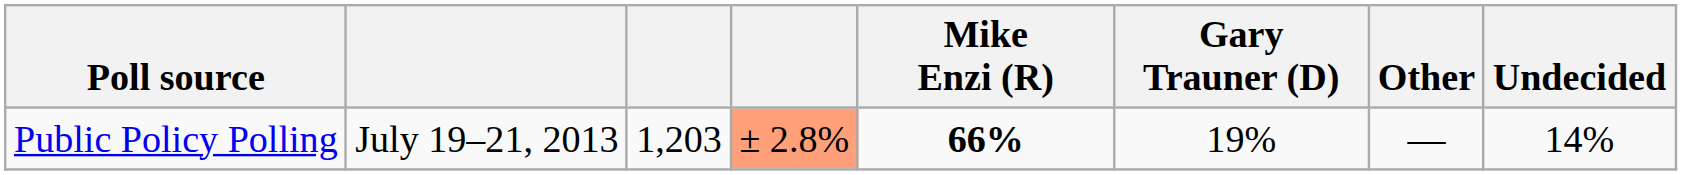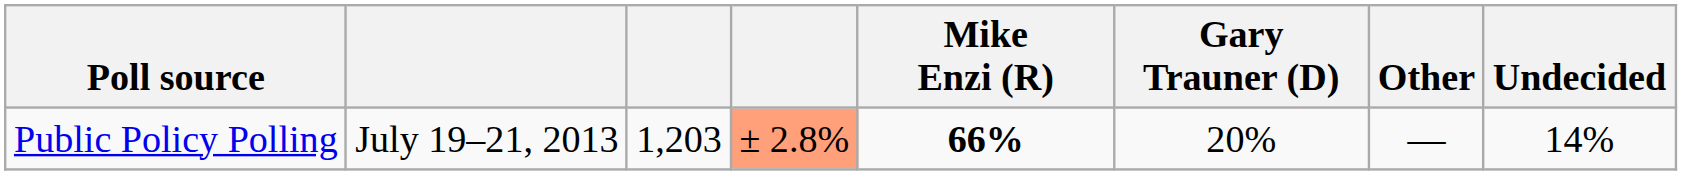(1241, 137) 19% -> (1241, 137) 20%
